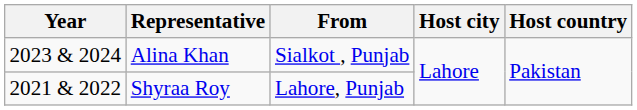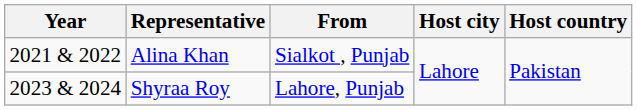(65, 54) 2023 & 2024 -> (65, 54) 2021 & 2022
(65, 88) 2021 & 2022 -> (65, 88) 2023 & 2024
